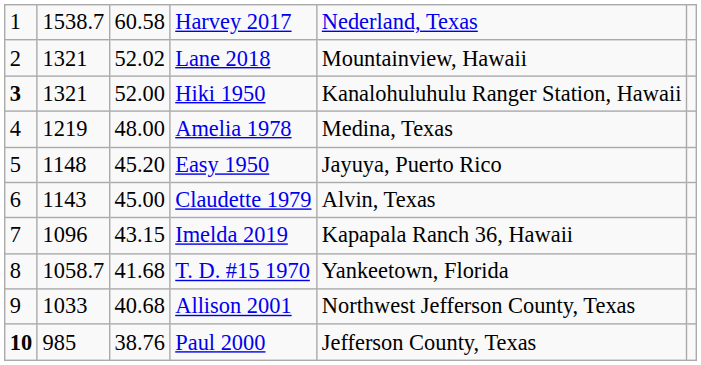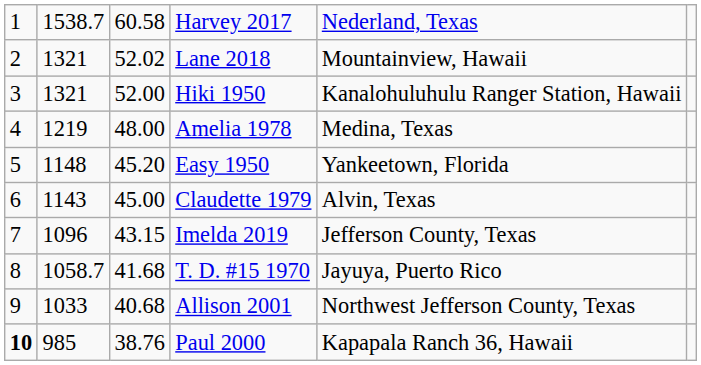(15, 93) bold -> (15, 93) normal
(412, 164) Jayuya, Puerto Rico -> (415, 164) Yankeetown, Florida
(447, 235) Kapapala Ranch 36, Hawaii -> (429, 235) Jefferson County, Texas
(415, 270) Yankeetown, Florida -> (412, 270) Jayuya, Puerto Rico
(429, 341) Jefferson County, Texas -> (447, 341) Kapapala Ranch 36, Hawaii
